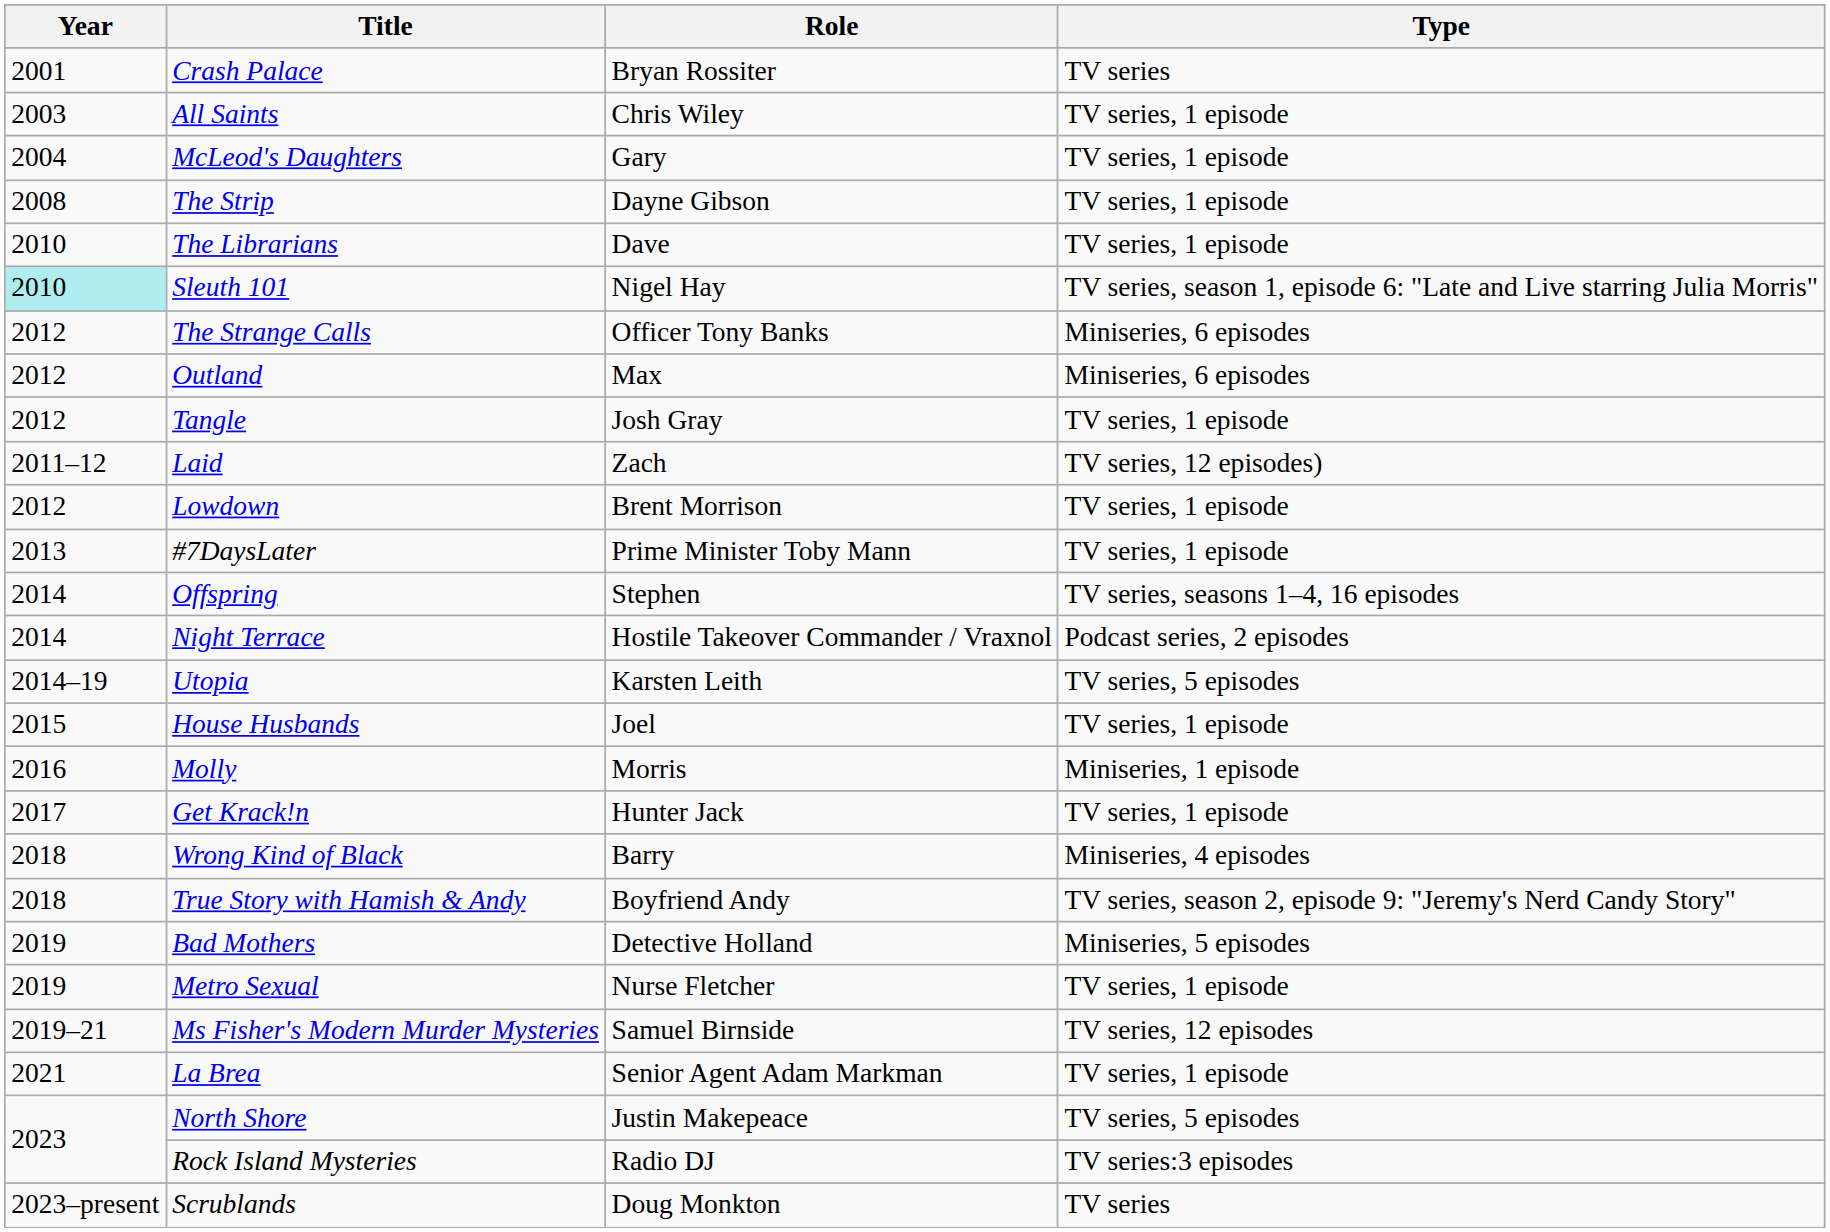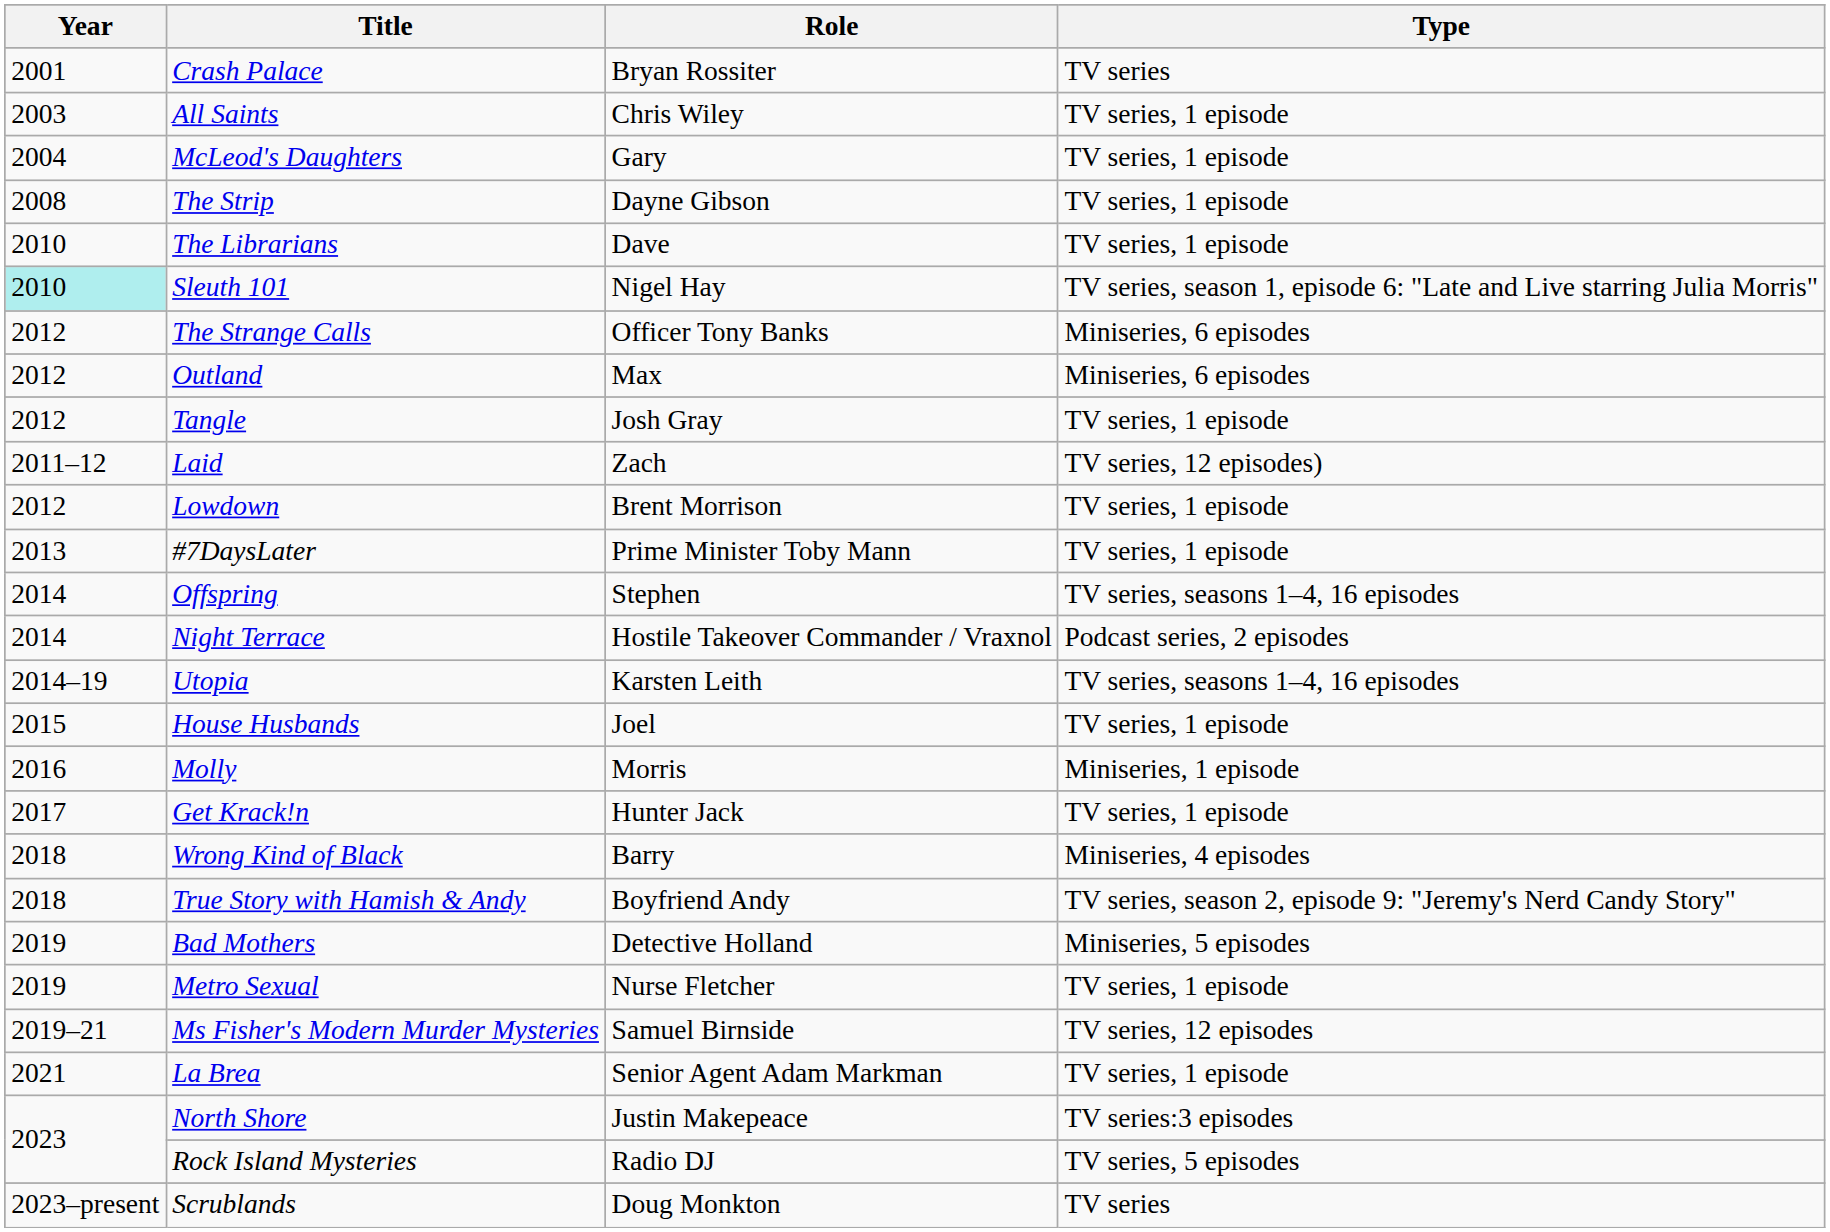(1182, 680) TV series, 5 episodes -> (1262, 680) TV series, seasons 1–4, 16 episodes
(1182, 1117) TV series, 5 episodes -> (1179, 1117) TV series:3 episodes
(1179, 1161) TV series:3 episodes -> (1182, 1161) TV series, 5 episodes
